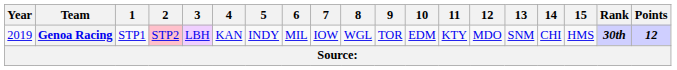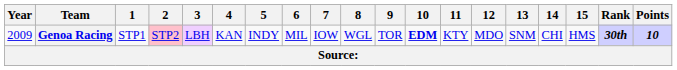(20, 35) 2019 -> (20, 35) 2009
(422, 35) normal -> (423, 35) bold
(651, 35) 12 -> (653, 35) 10
